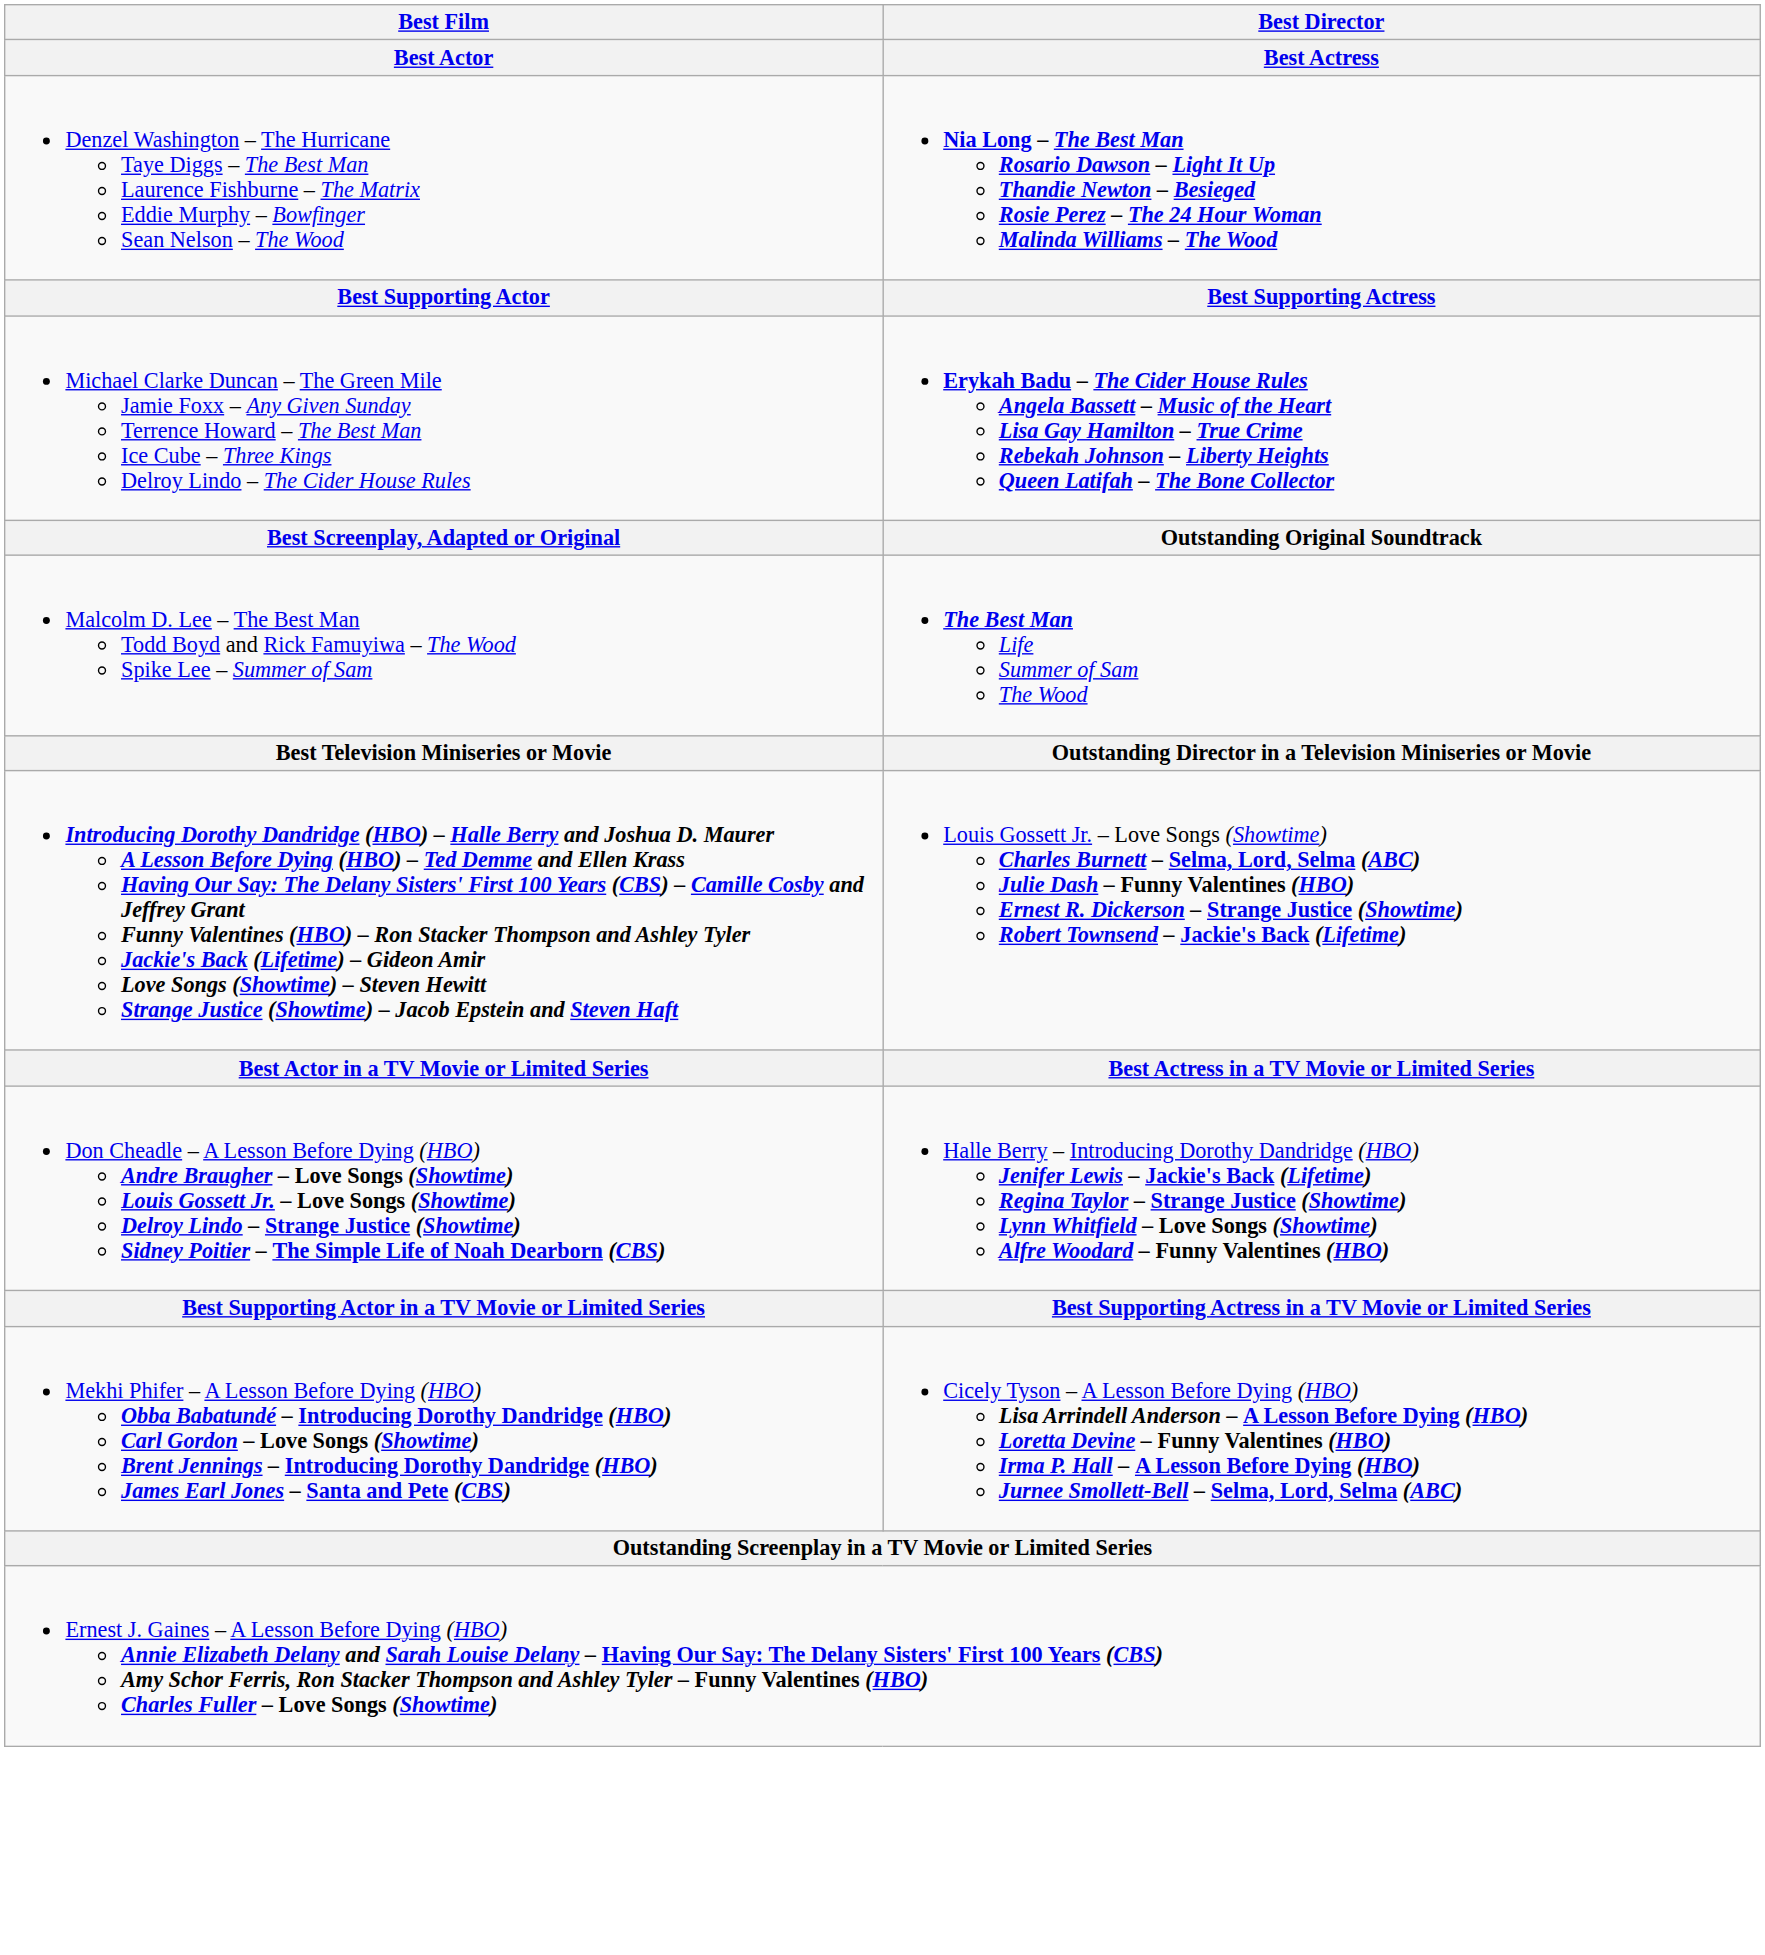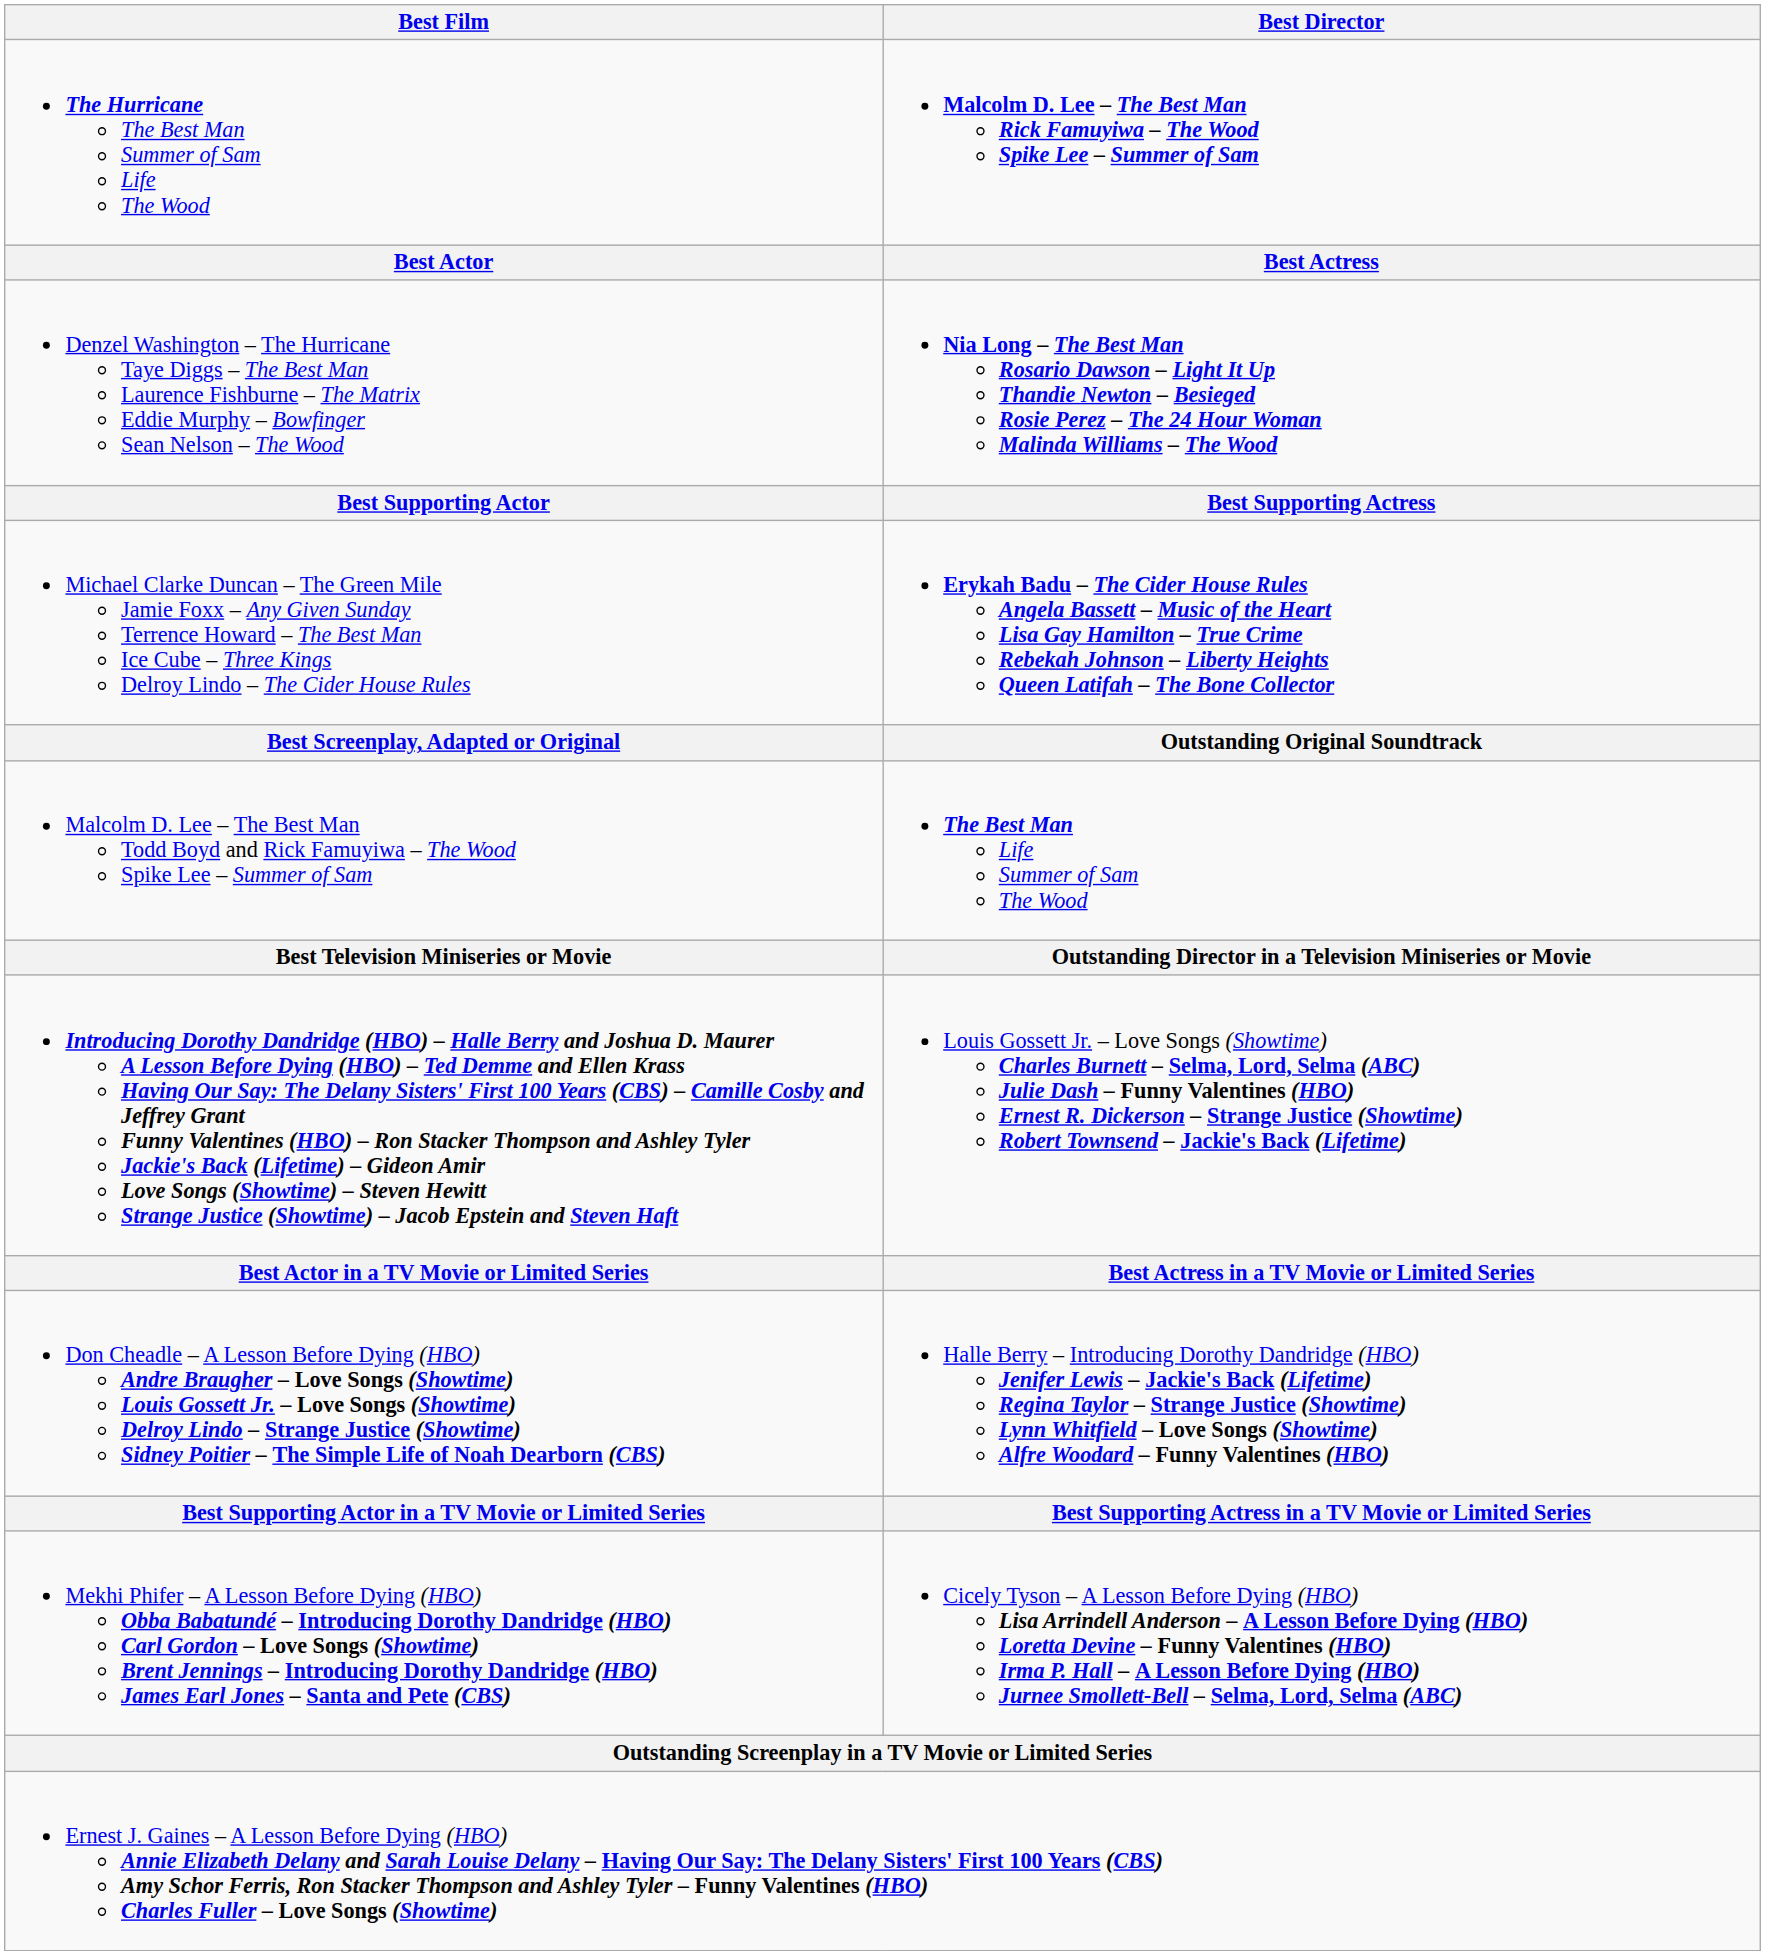+ row: (444, 155)
